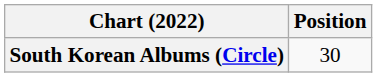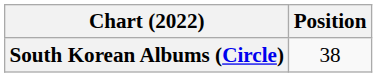(330, 54) 30 -> (330, 54) 38
